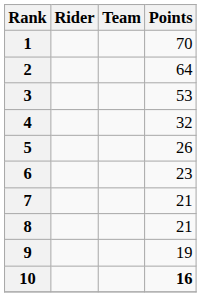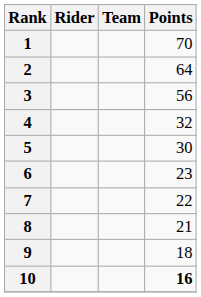(184, 95) 53 -> (184, 95) 56
(184, 148) 26 -> (184, 148) 30
(184, 200) 21 -> (184, 200) 22
(184, 252) 19 -> (184, 252) 18
